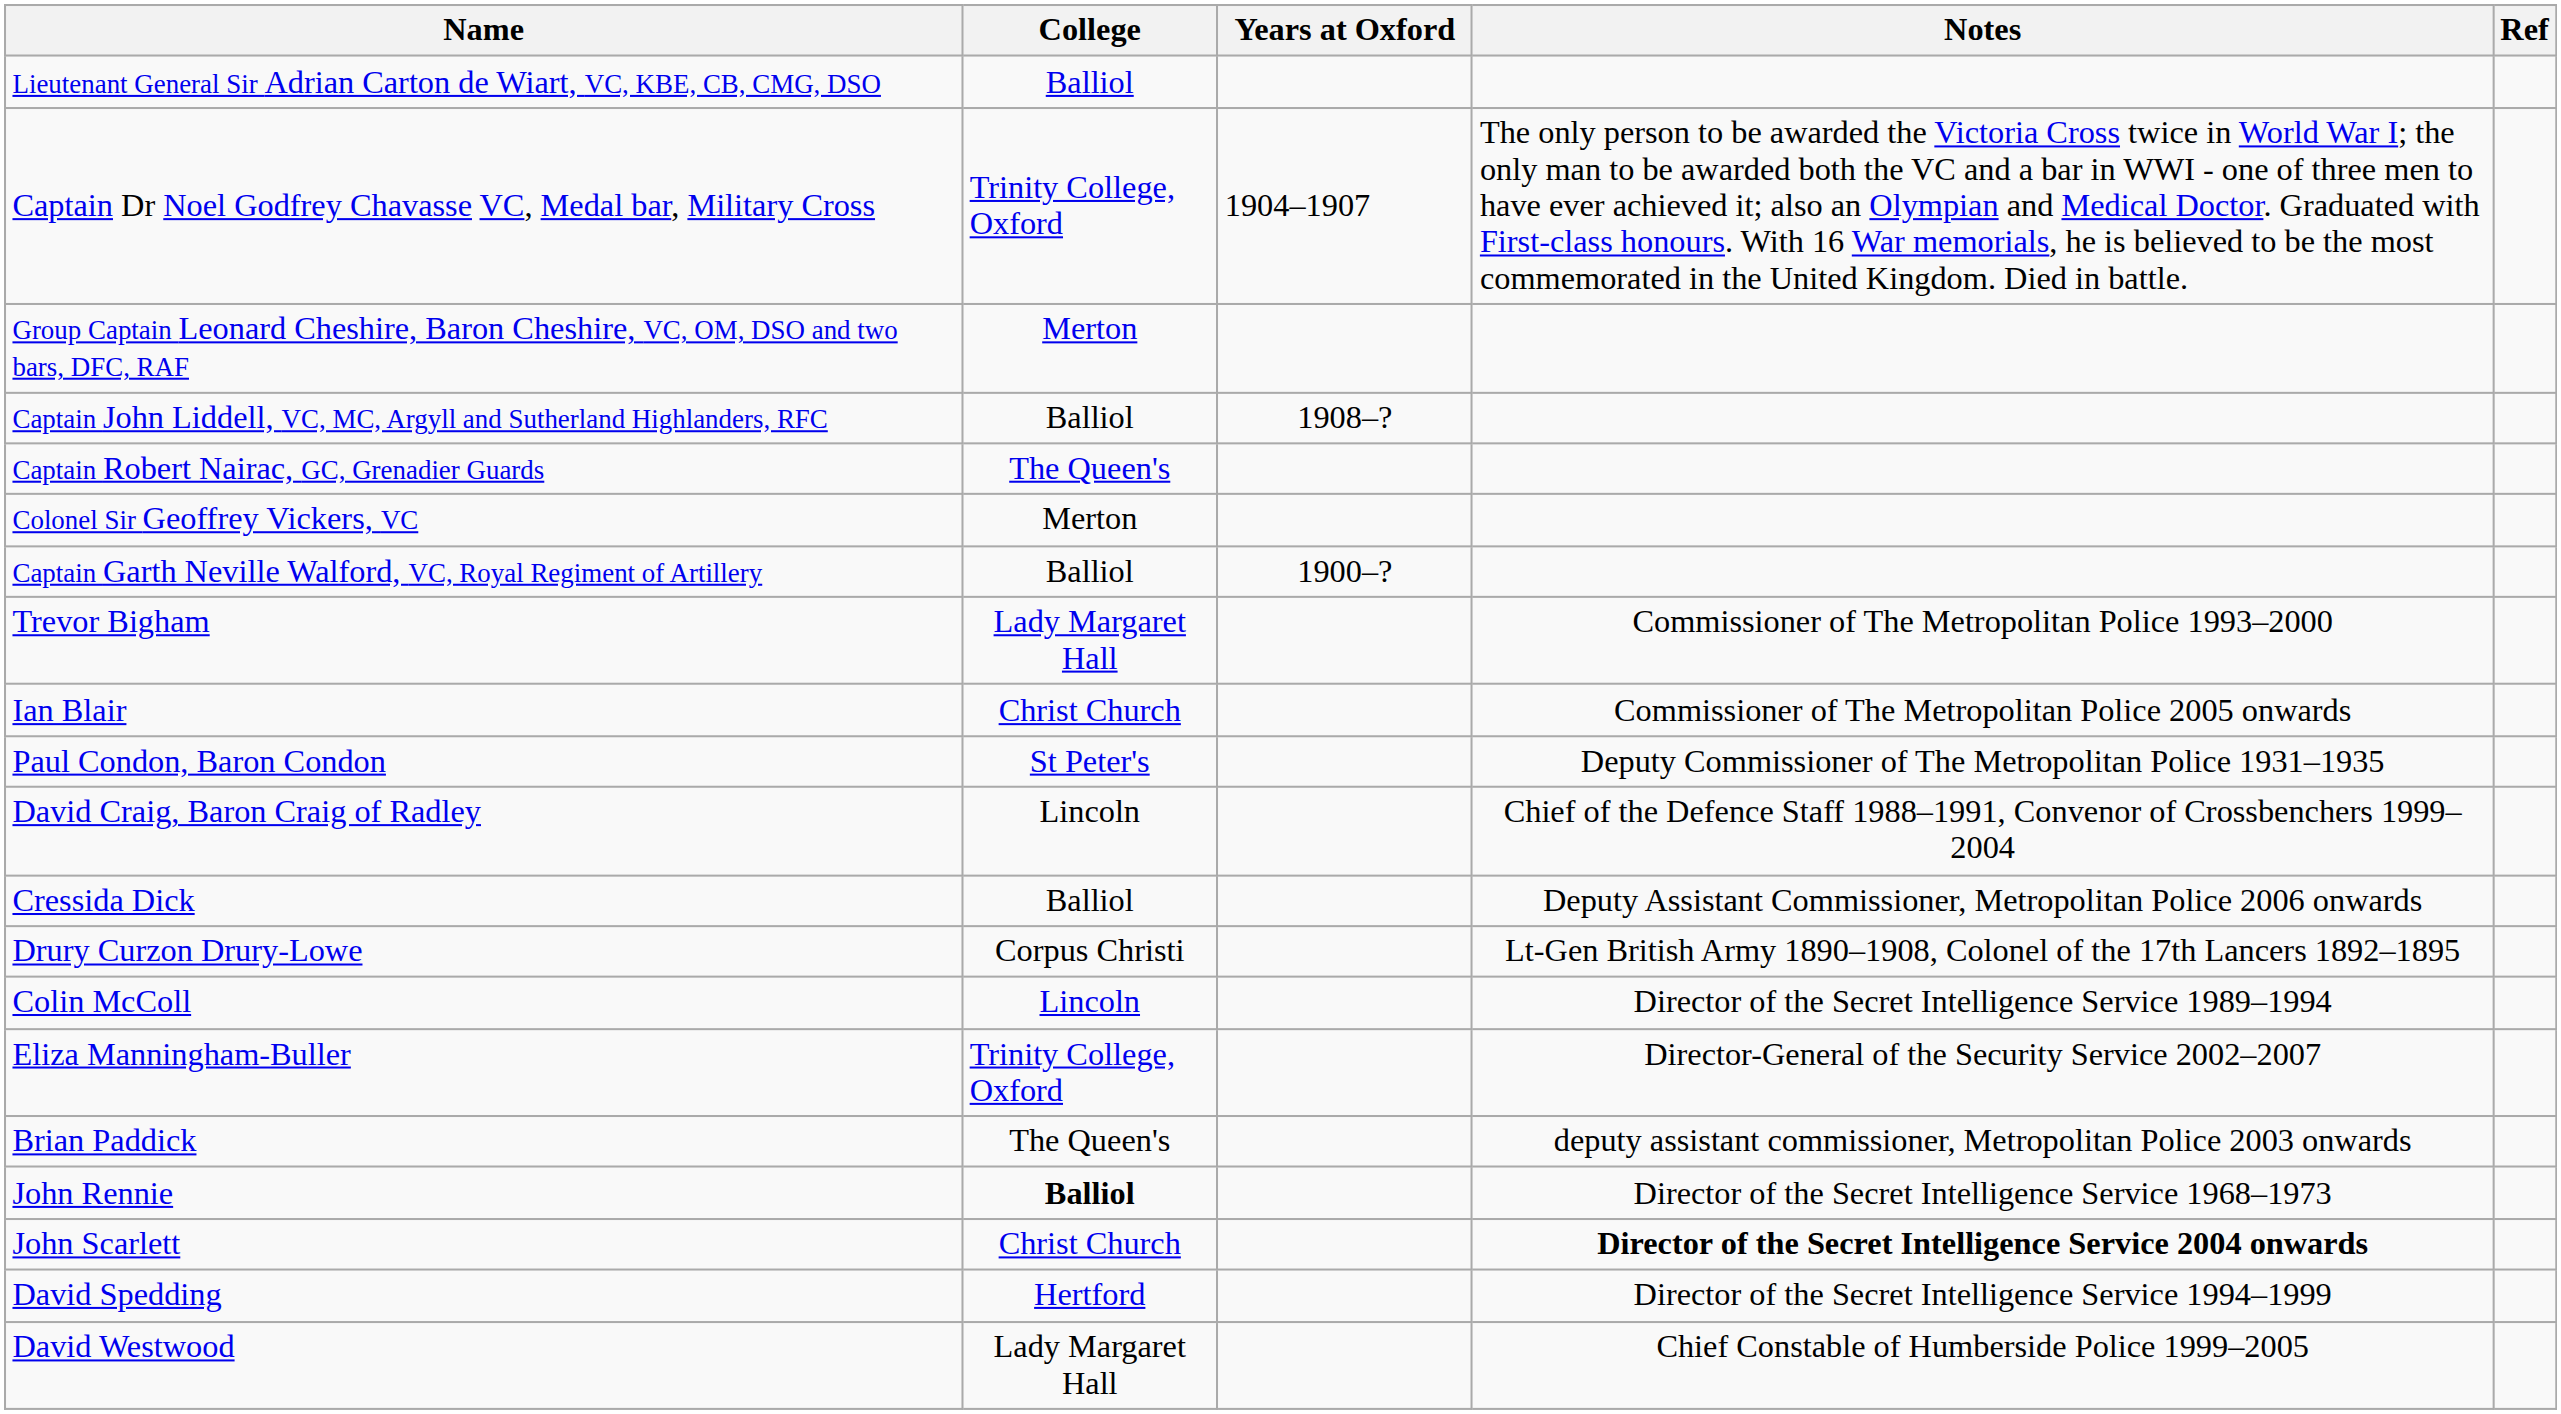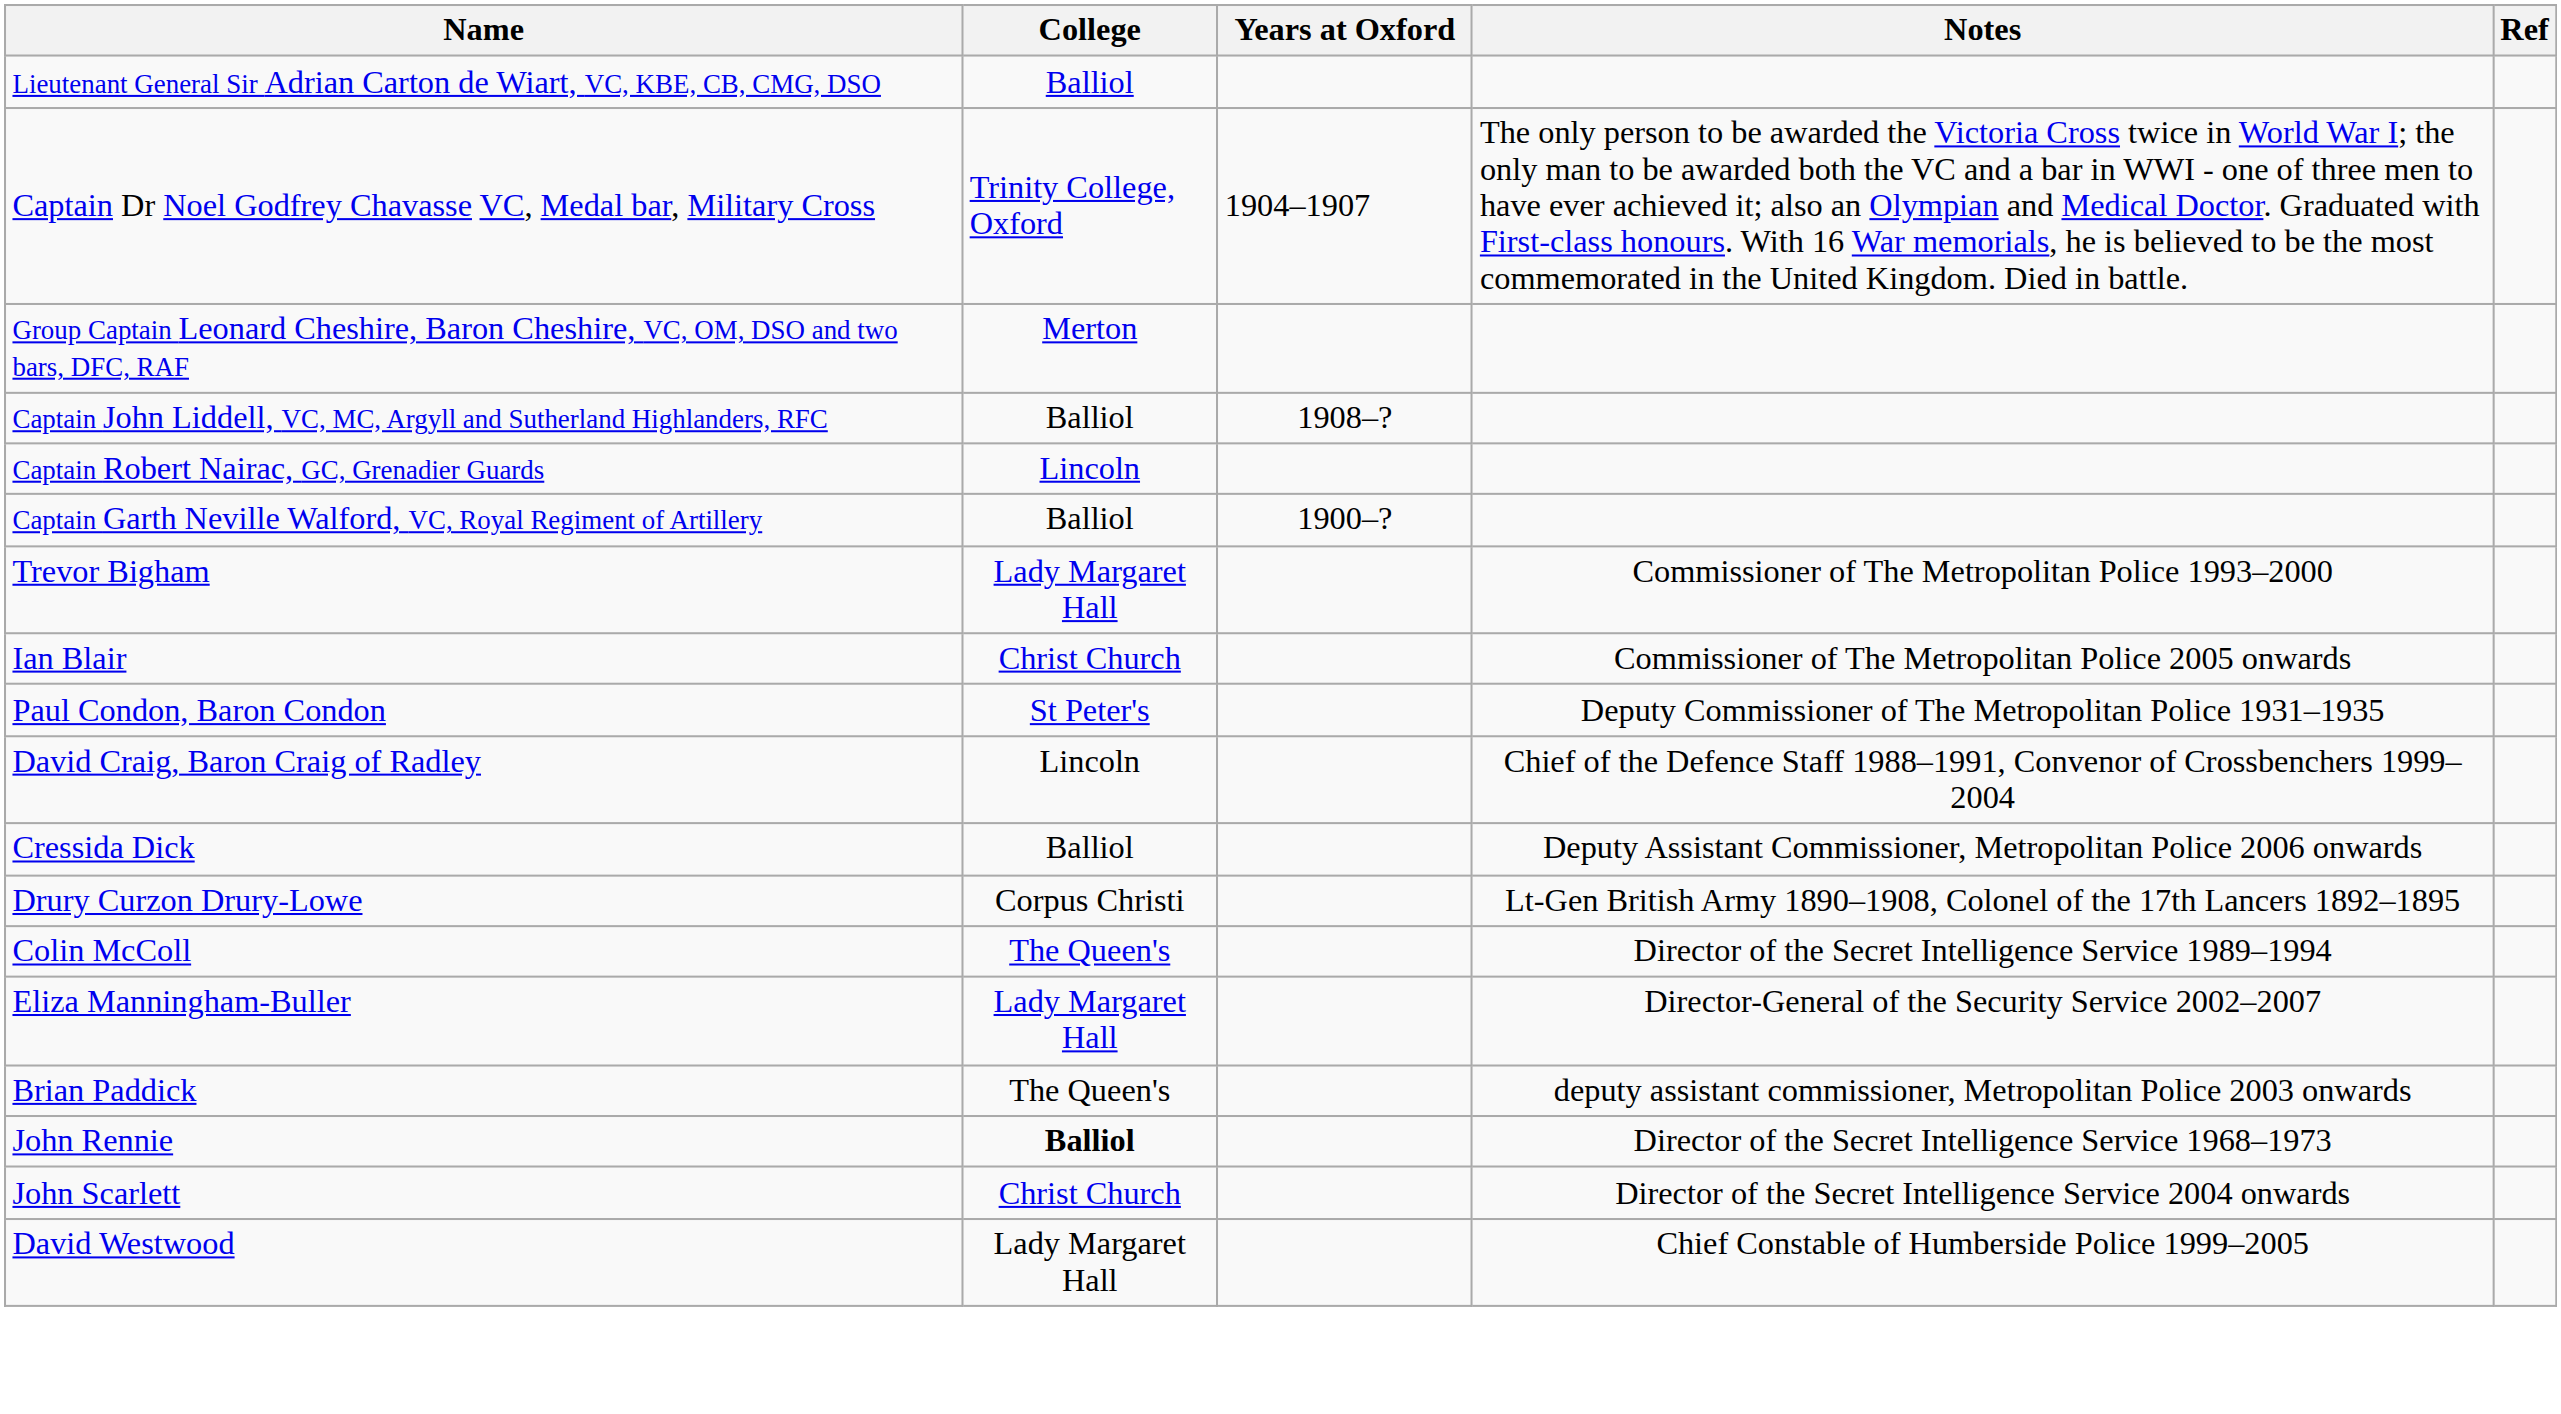(1090, 468) The Queen's -> (1090, 468) Lincoln
- row: (215, 519)
(1090, 1002) Lincoln -> (1090, 950) The Queen's
(1072, 1071) Trinity College, Oxford -> (1090, 1020) Lady Margaret Hall
(1983, 1243) bold -> (1983, 1192) normal
- row: (117, 1294)
